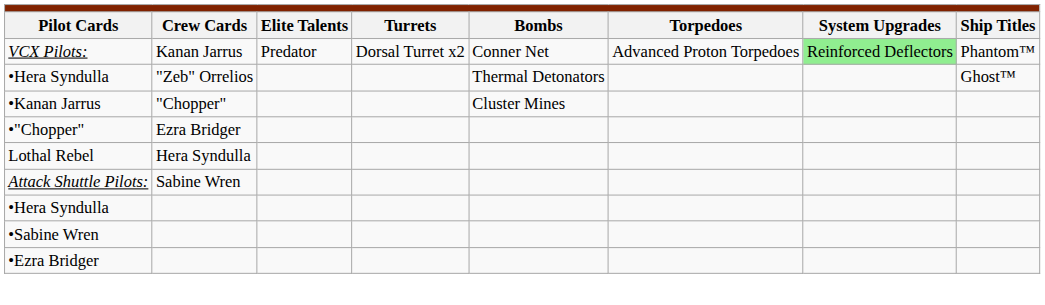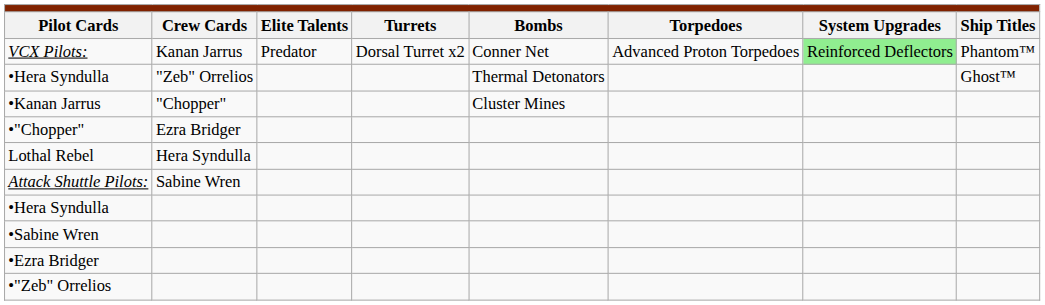+ row: (60, 286)
